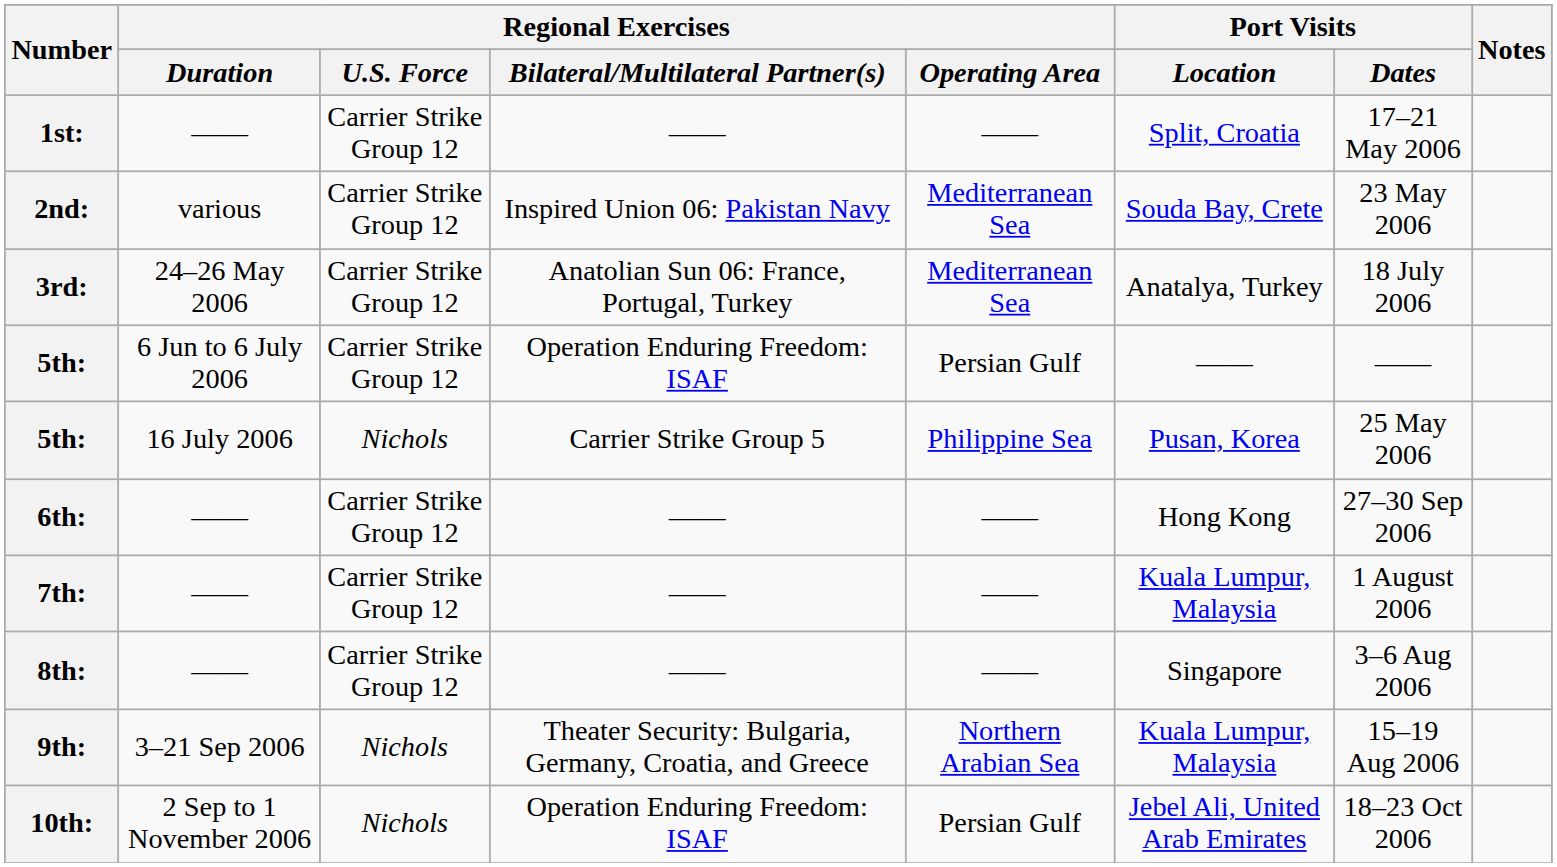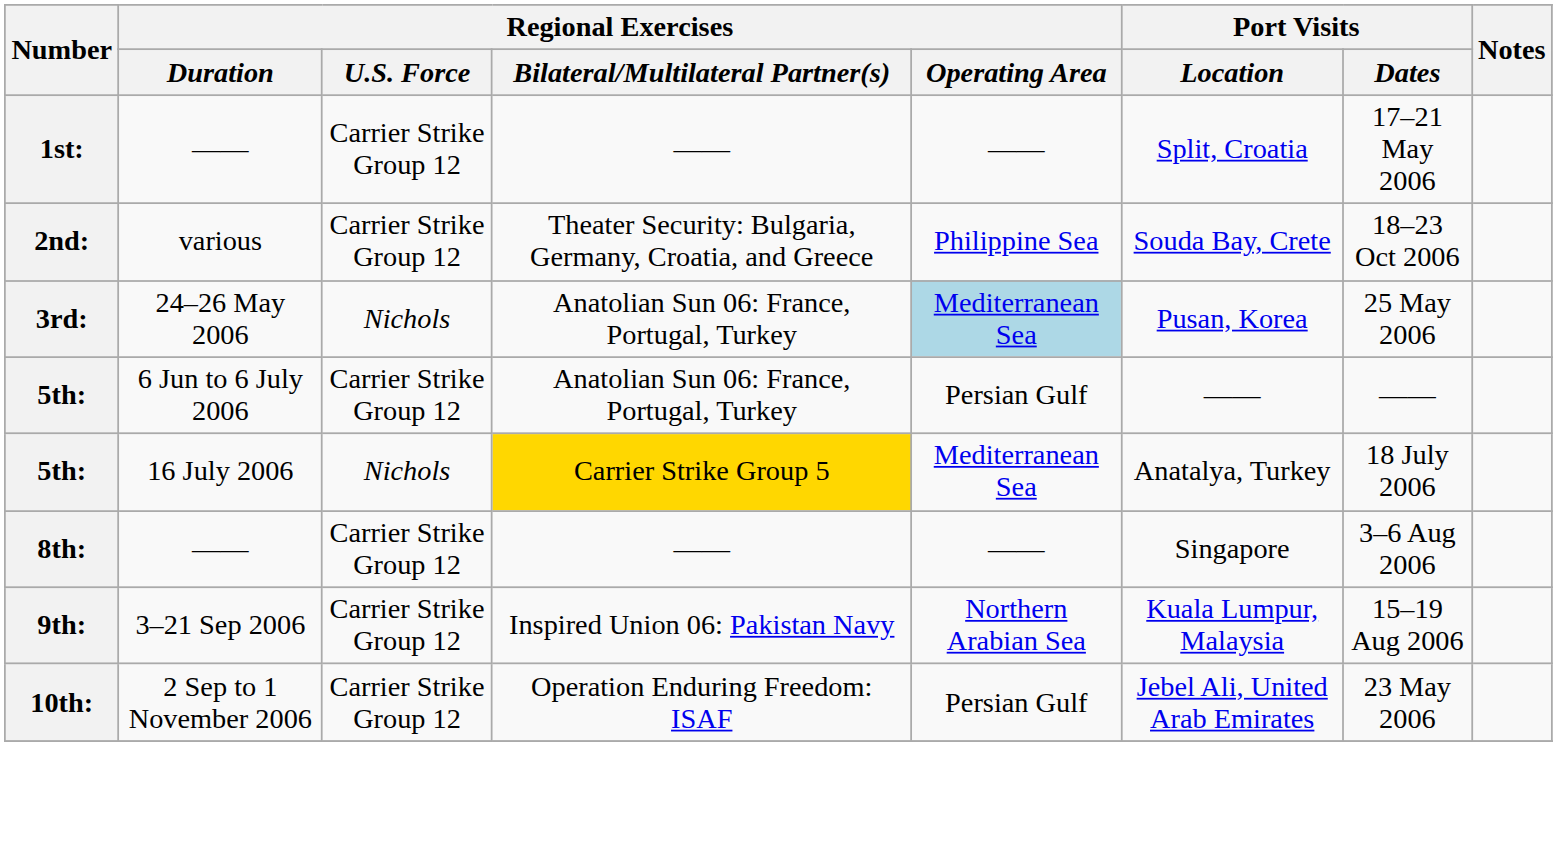(697, 209) Inspired Union 06: Pakistan Navy -> (702, 241) Theater Security: Bulgaria, Germany, Croatia, and Greece
(1010, 209) Mediterranean Sea -> (1016, 241) Philippine Sea
(1403, 209) 23 May 2006 -> (1407, 241) 18–23 Oct 2006
(405, 286) Carrier Strike Group 12 -> (407, 318) Nichols
(1010, 286) no background -> (1016, 318) lightblue background
(1224, 286) Anatalya, Turkey -> (1232, 318) Pusan, Korea
(1403, 286) 18 July 2006 -> (1407, 318) 25 May 2006
(697, 363) Operation Enduring Freedom: ISAF -> (702, 394) Anatolian Sun 06: France, Portugal, Turkey
(697, 439) no background -> (702, 471) gold background
(1010, 439) Philippine Sea -> (1016, 471) Mediterranean Sea
(1224, 439) Pusan, Korea -> (1232, 471) Anatalya, Turkey
(1403, 439) 25 May 2006 -> (1407, 471) 18 July 2006
- row: (62, 516)
- row: (62, 593)
(405, 746) Nichols -> (407, 625) Carrier Strike Group 12
(697, 746) Theater Security: Bulgaria, Germany, Croatia, and Greece -> (702, 625) Inspired Union 06: Pakistan Navy
(405, 823) Nichols -> (407, 701) Carrier Strike Group 12
(1403, 823) 18–23 Oct 2006 -> (1407, 701) 23 May 2006
